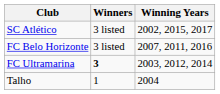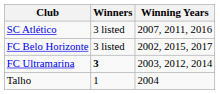(175, 30) 2002, 2015, 2017 -> (175, 30) 2007, 2011, 2016
(175, 47) 2007, 2011, 2016 -> (175, 47) 2002, 2015, 2017
